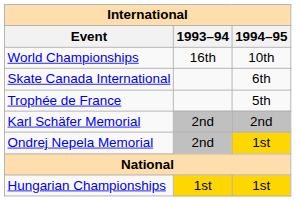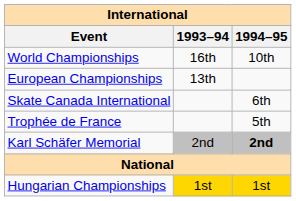+ row: (85, 79)
(261, 121) normal -> (261, 143) bold
- row: (80, 143)
